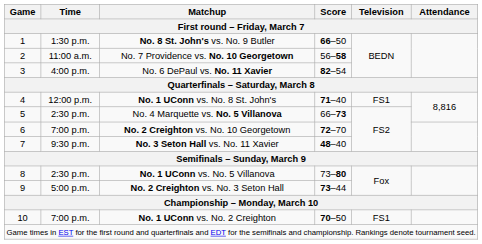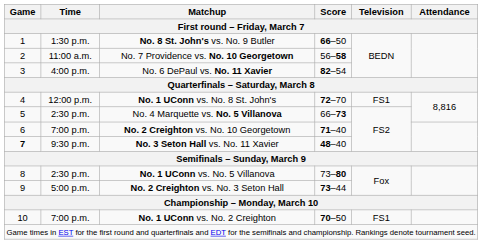(333, 100) 71–40 -> (333, 100) 72–70
(333, 129) 72–70 -> (333, 129) 71–40
(23, 144) normal -> (23, 144) bold
